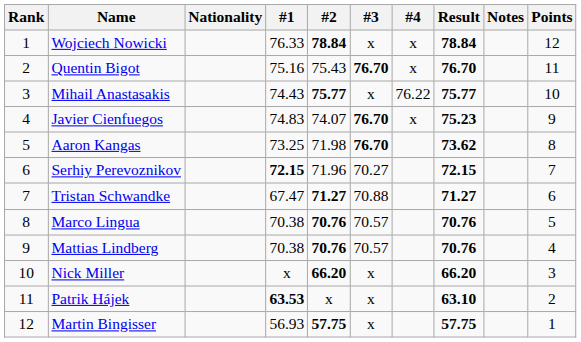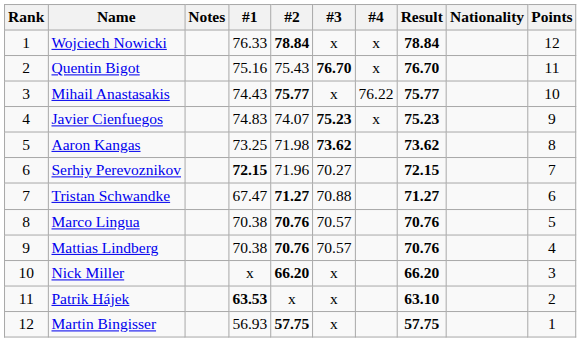columns swapped: (225, 17) <-> (506, 17)
(371, 119) 76.70 -> (334, 119) 75.23
(371, 145) 76.70 -> (334, 145) 73.62
